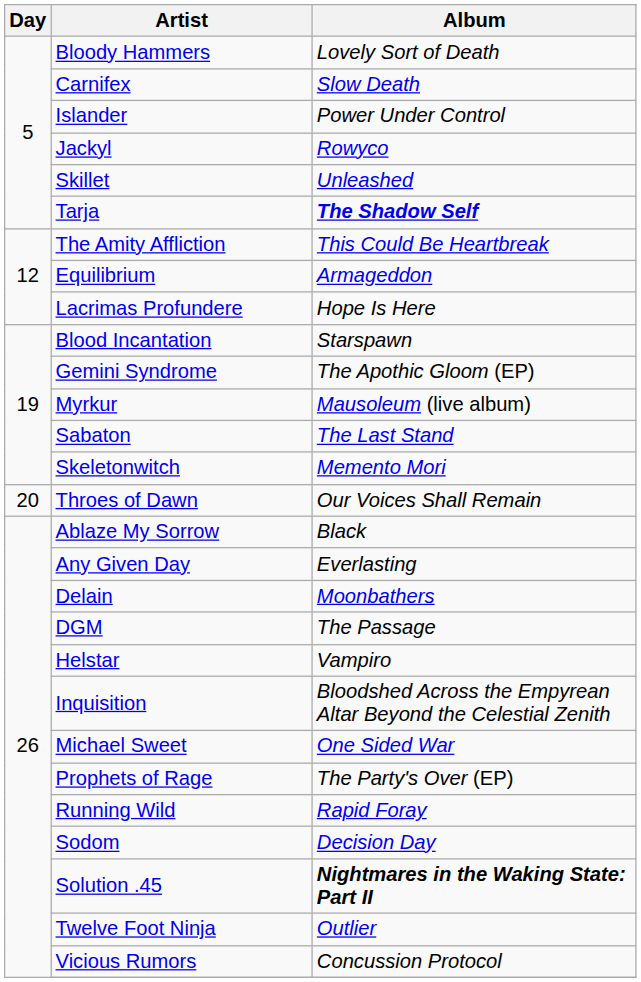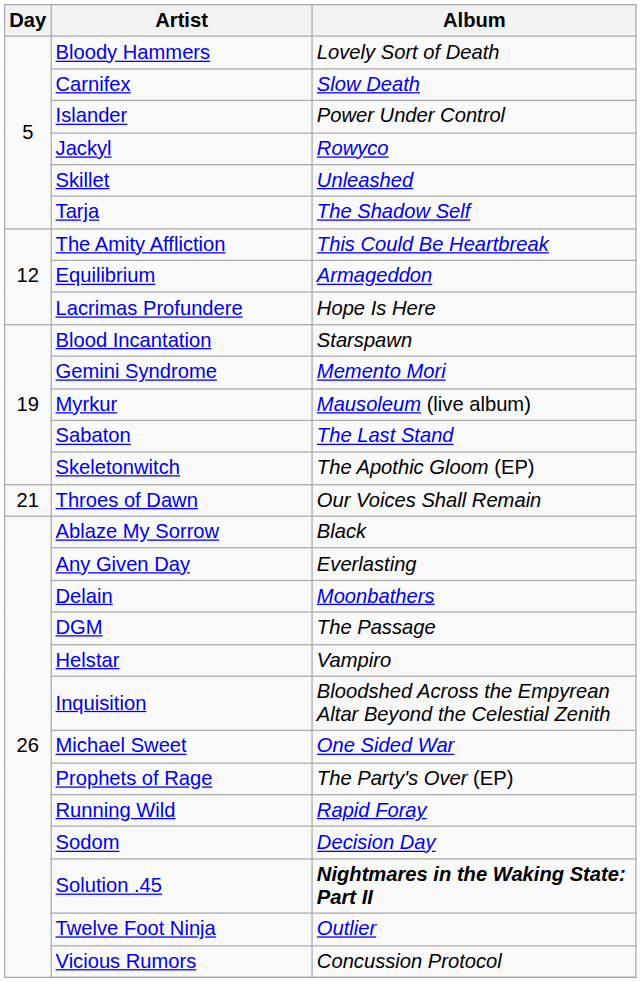(398, 212) bold -> (394, 212) normal
(426, 372) The Apothic Gloom (EP) -> (381, 372) Memento Mori
(381, 468) Memento Mori -> (426, 468) The Apothic Gloom (EP)
(28, 500) 20 -> (28, 500) 21
